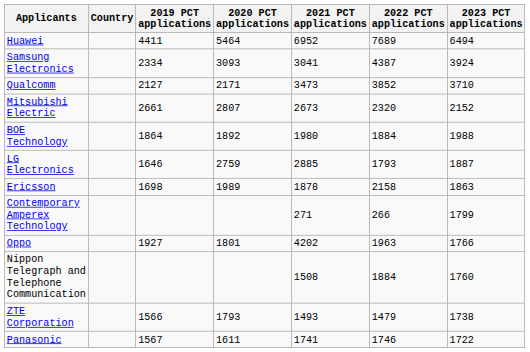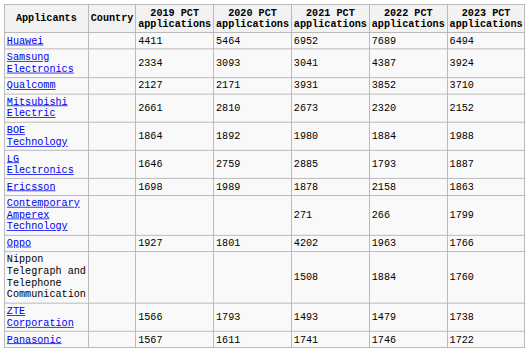(306, 86) 3473 -> (306, 86) 3931
(228, 108) 2807 -> (228, 108) 2810
